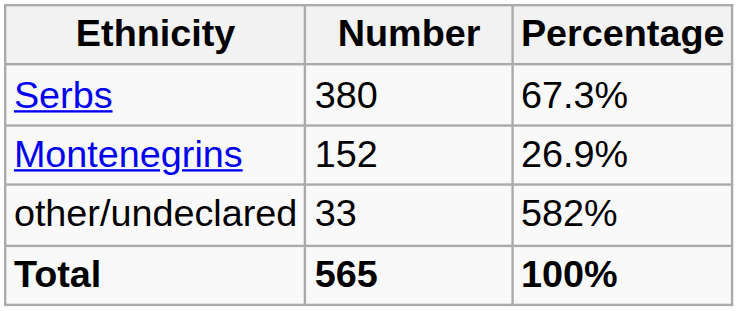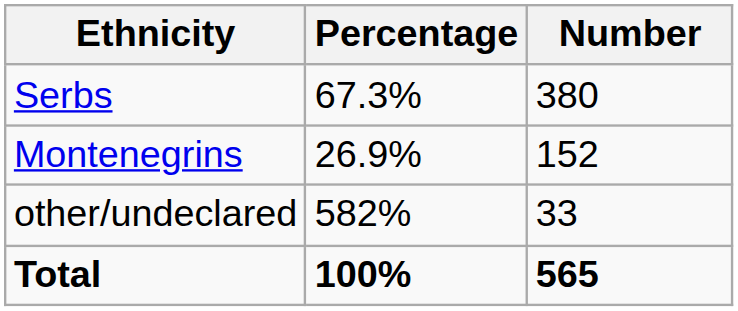columns swapped: (409, 34) <-> (623, 34)
